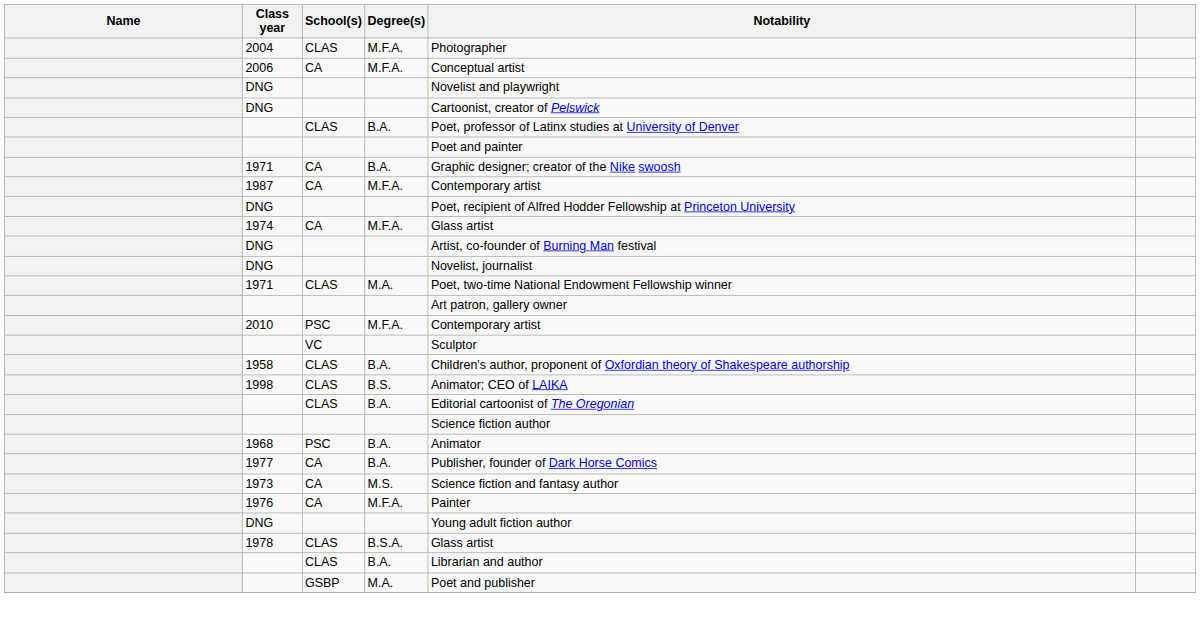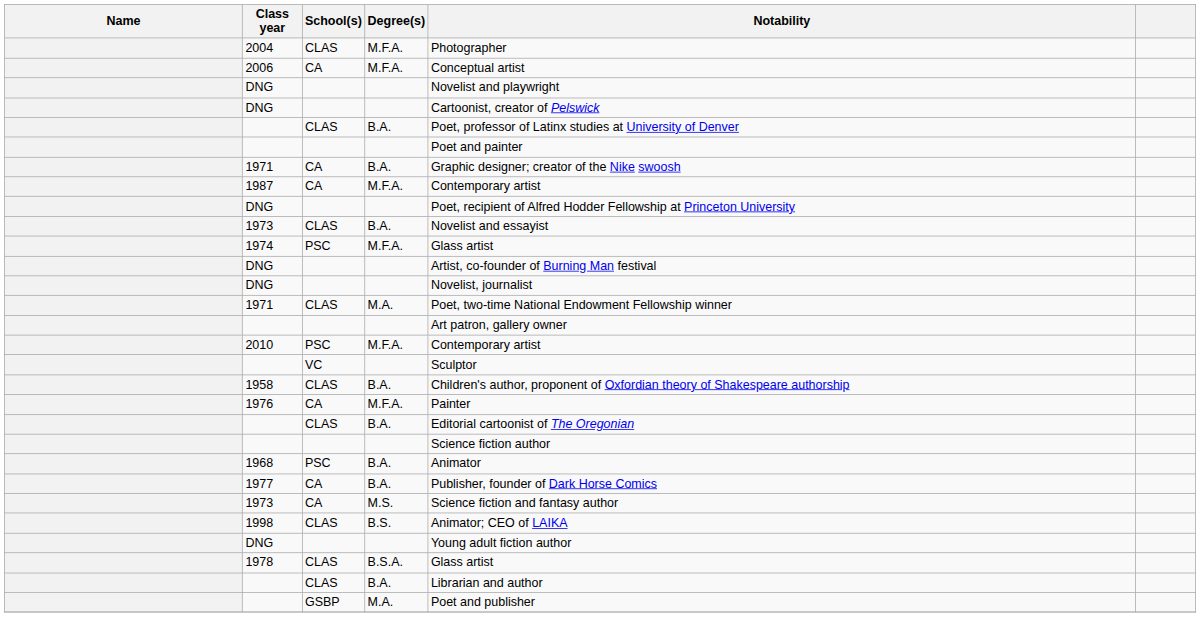+ row: (259, 226)
(314, 226) CA -> (318, 246) PSC
rows swapped: (259, 384) <-> (259, 503)
